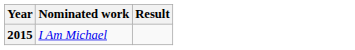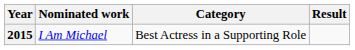+ column: (221, 14)
